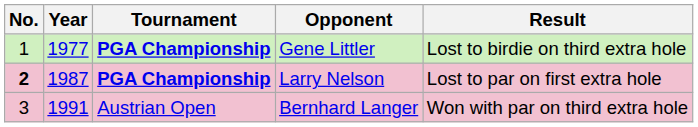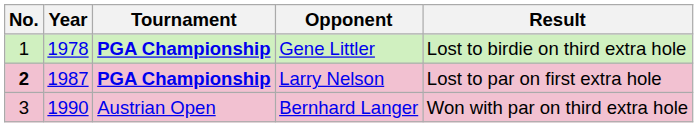(68, 49) 1977 -> (68, 49) 1978
(68, 108) 1991 -> (68, 108) 1990
